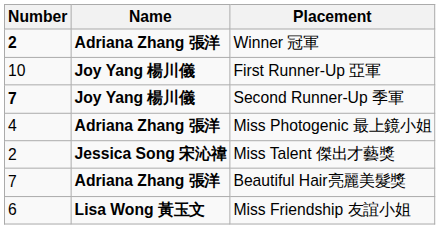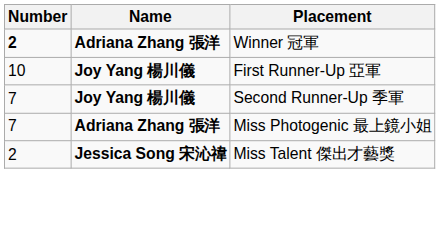(12, 98) bold -> (12, 98) normal
(12, 126) 4 -> (12, 126) 7
- row: (320, 181)
- row: (322, 209)
